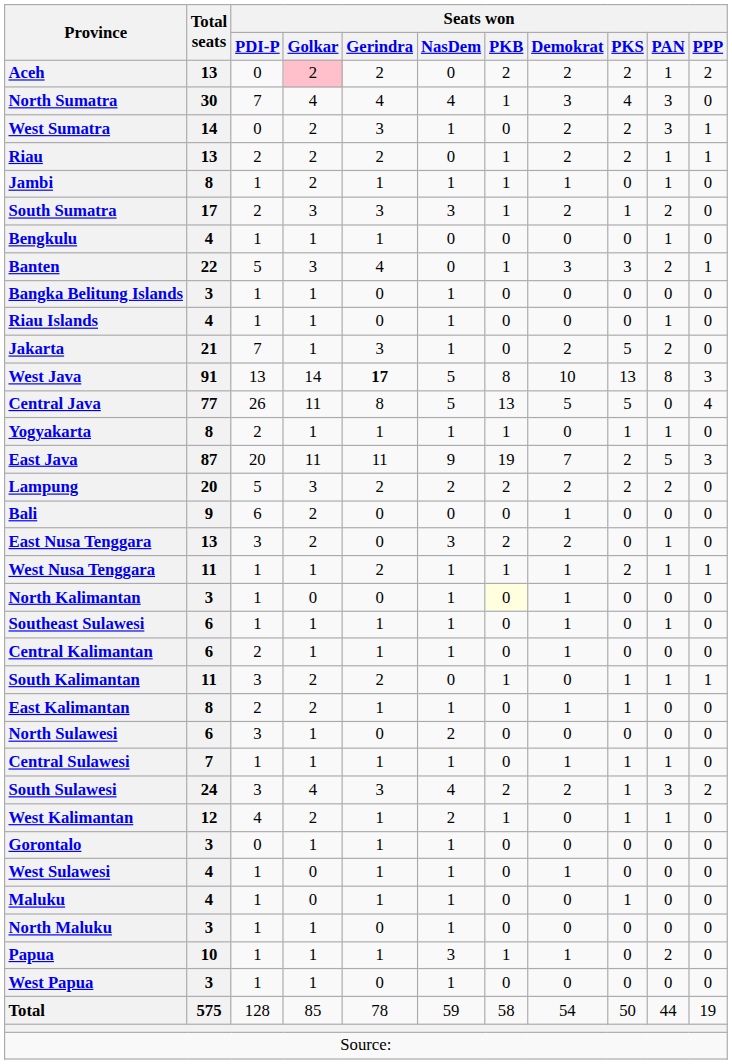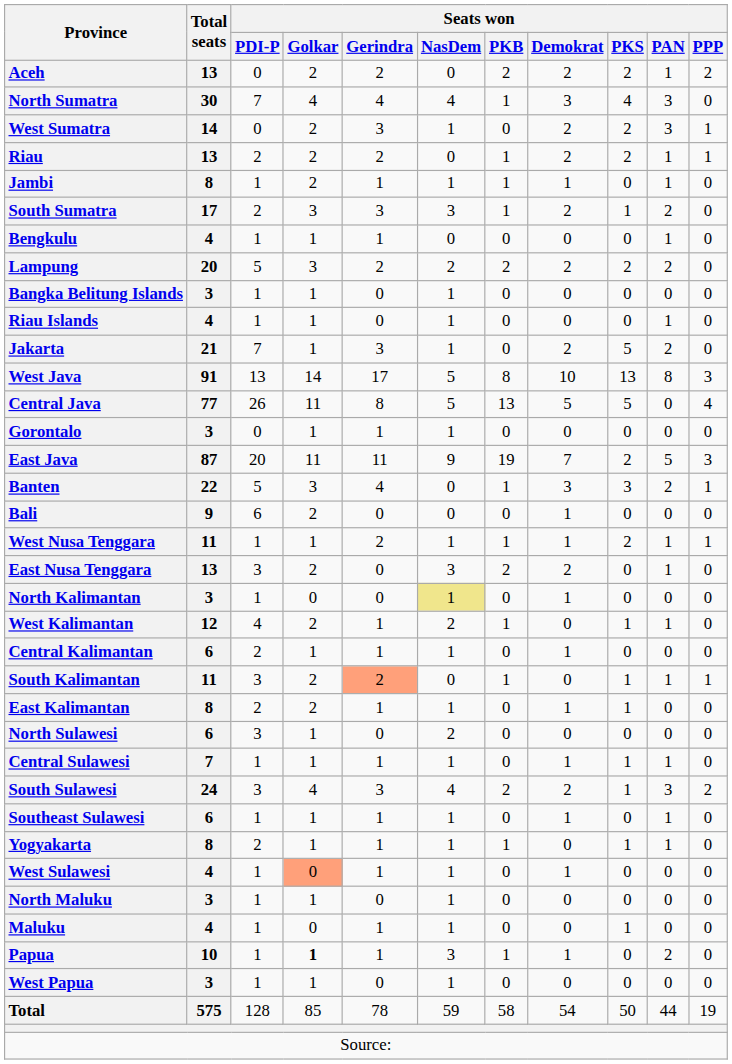(313, 73) pink background -> (313, 73) no background
rows swapped: (43, 487) <-> (34, 266)
(380, 376) bold -> (380, 376) normal
rows swapped: (50, 431) <-> (45, 845)
rows swapped: (82, 569) <-> (80, 542)
(451, 597) no background -> (451, 597) khaki background
(506, 597) lightyellow background -> (506, 597) no background
rows swapped: (71, 817) <-> (76, 624)
(380, 679) no background -> (380, 679) lightsalmon background
(313, 872) no background -> (313, 872) lightsalmon background
rows swapped: (37, 900) <-> (60, 927)
(313, 955) normal -> (313, 955) bold
